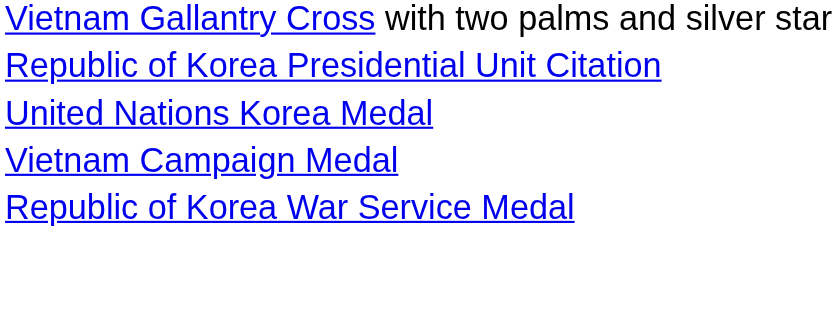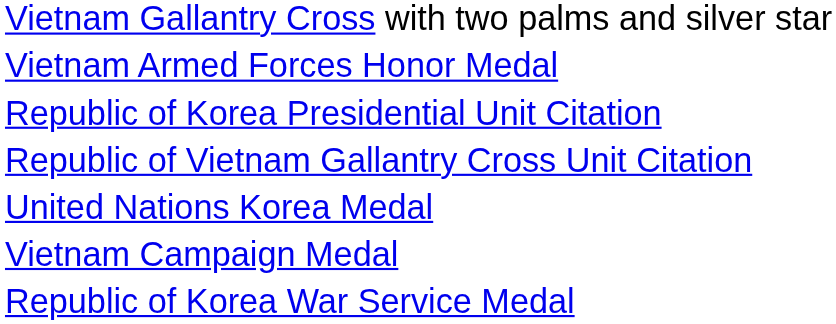+ row: (282, 66)
+ row: (379, 160)
